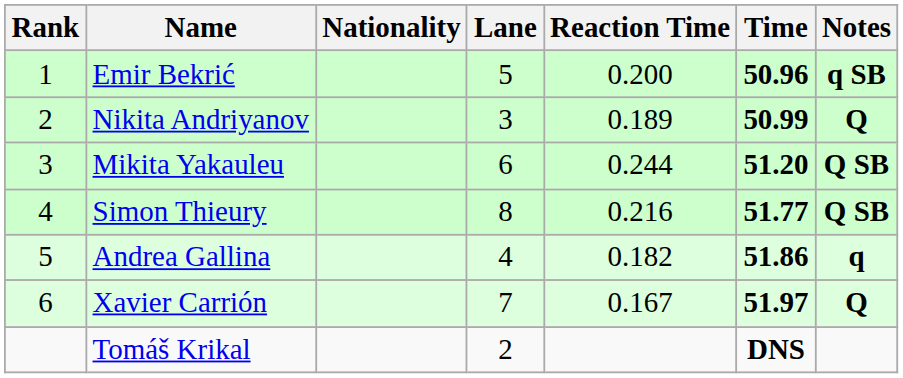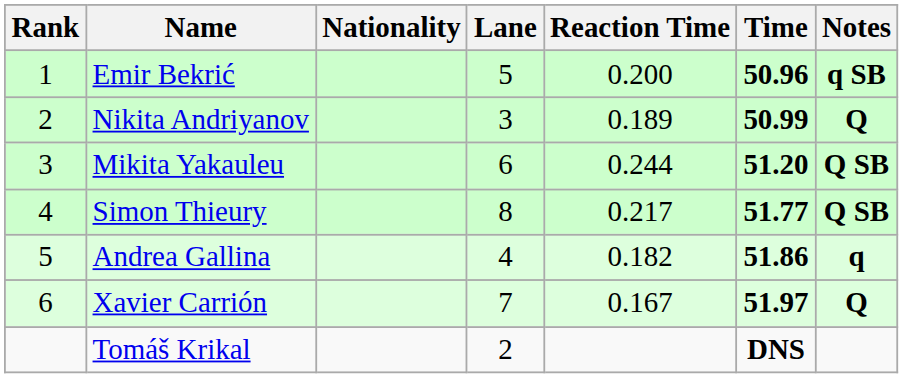(640, 211) 0.216 -> (640, 211) 0.217
